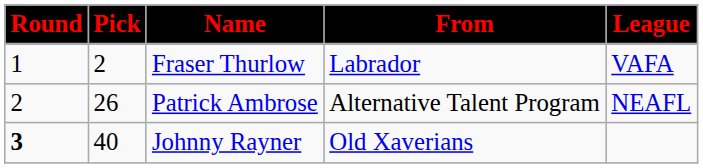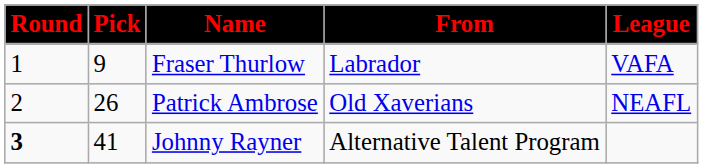(100, 63) 2 -> (100, 63) 9
(465, 102) Alternative Talent Program -> (401, 102) Old Xaverians
(106, 142) 40 -> (106, 142) 41
(401, 142) Old Xaverians -> (465, 142) Alternative Talent Program
